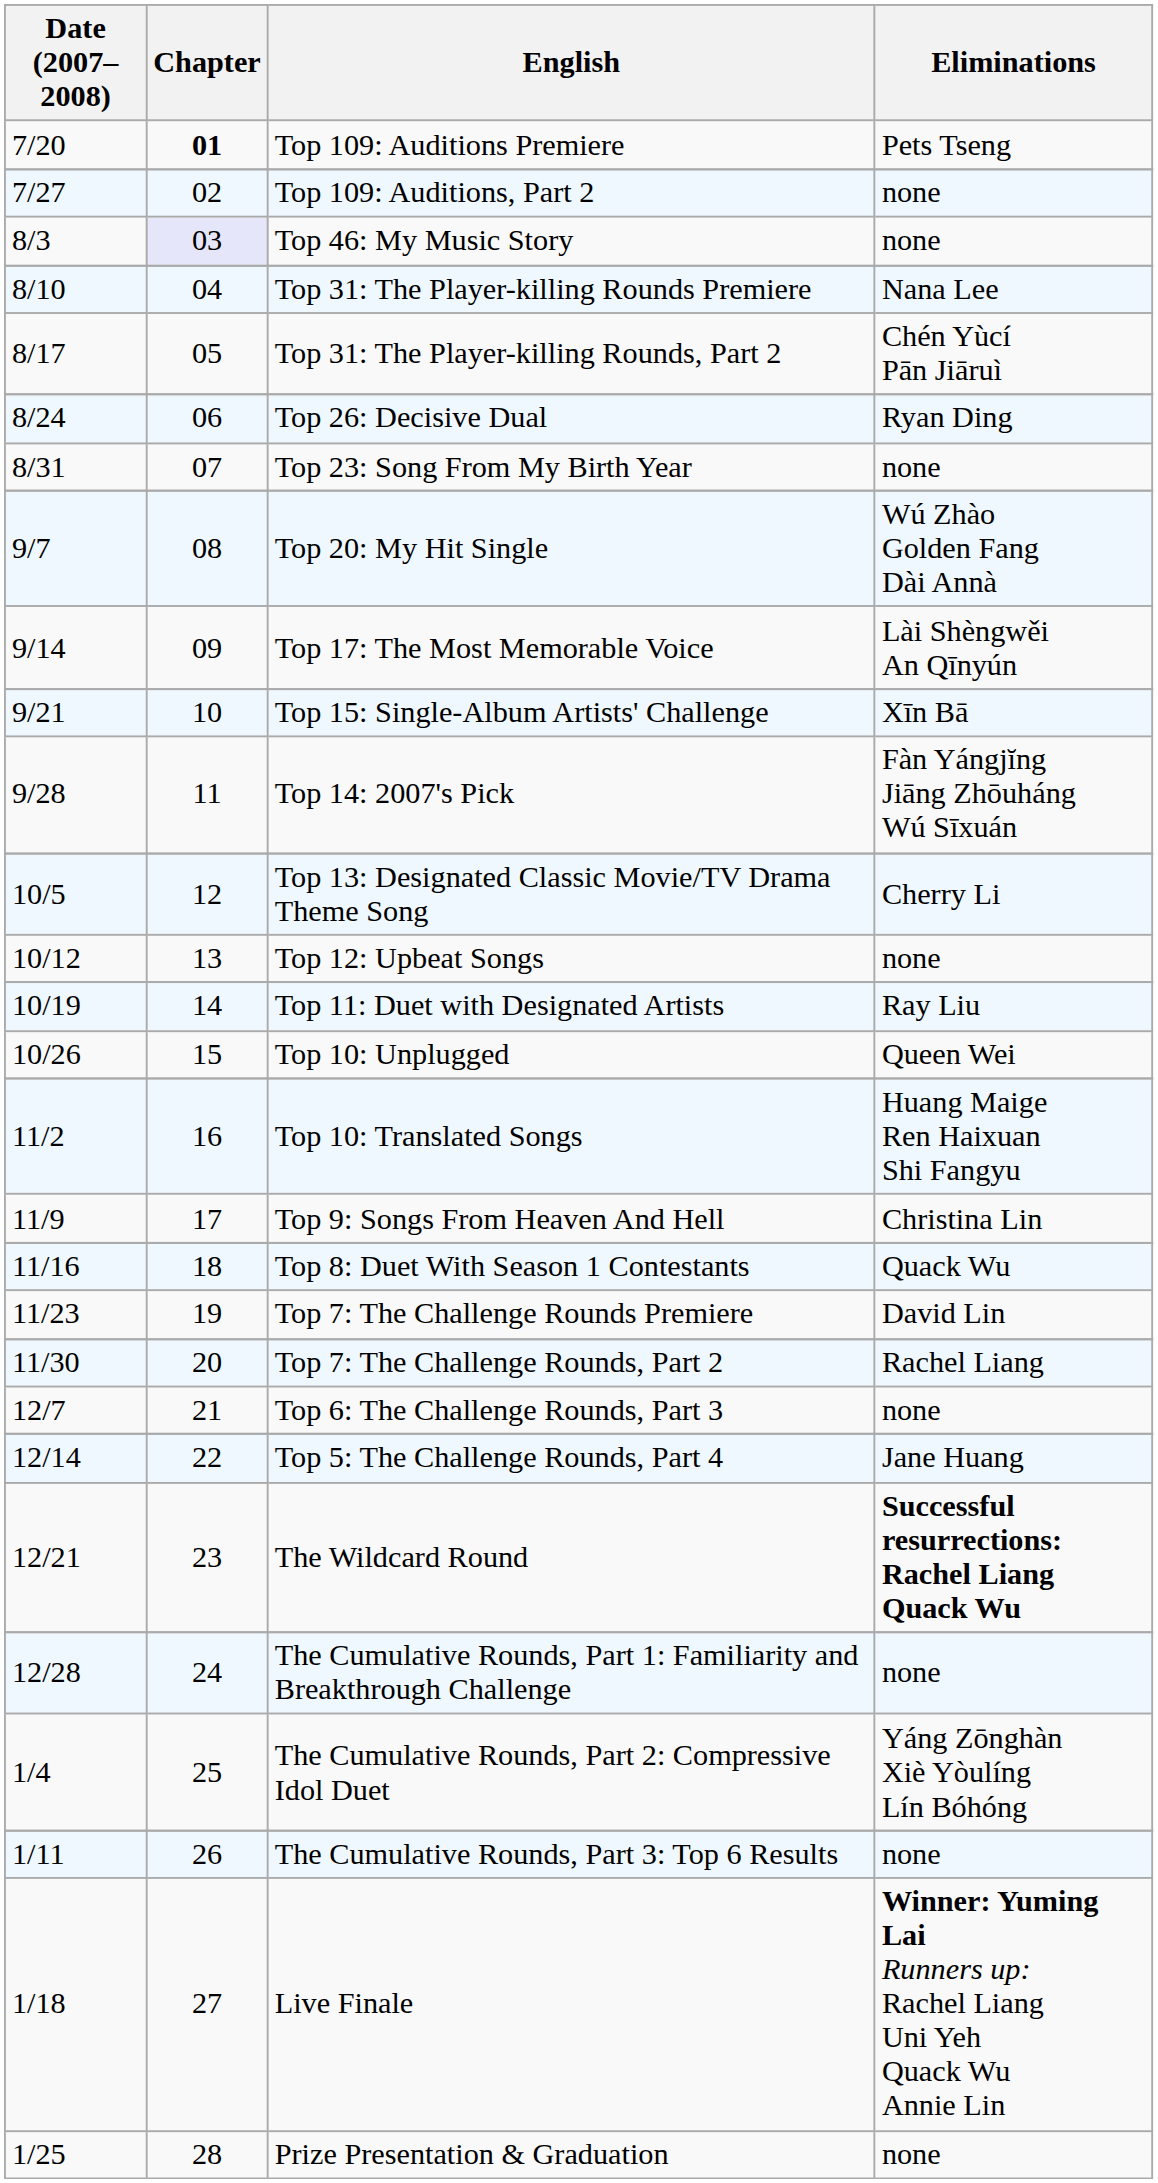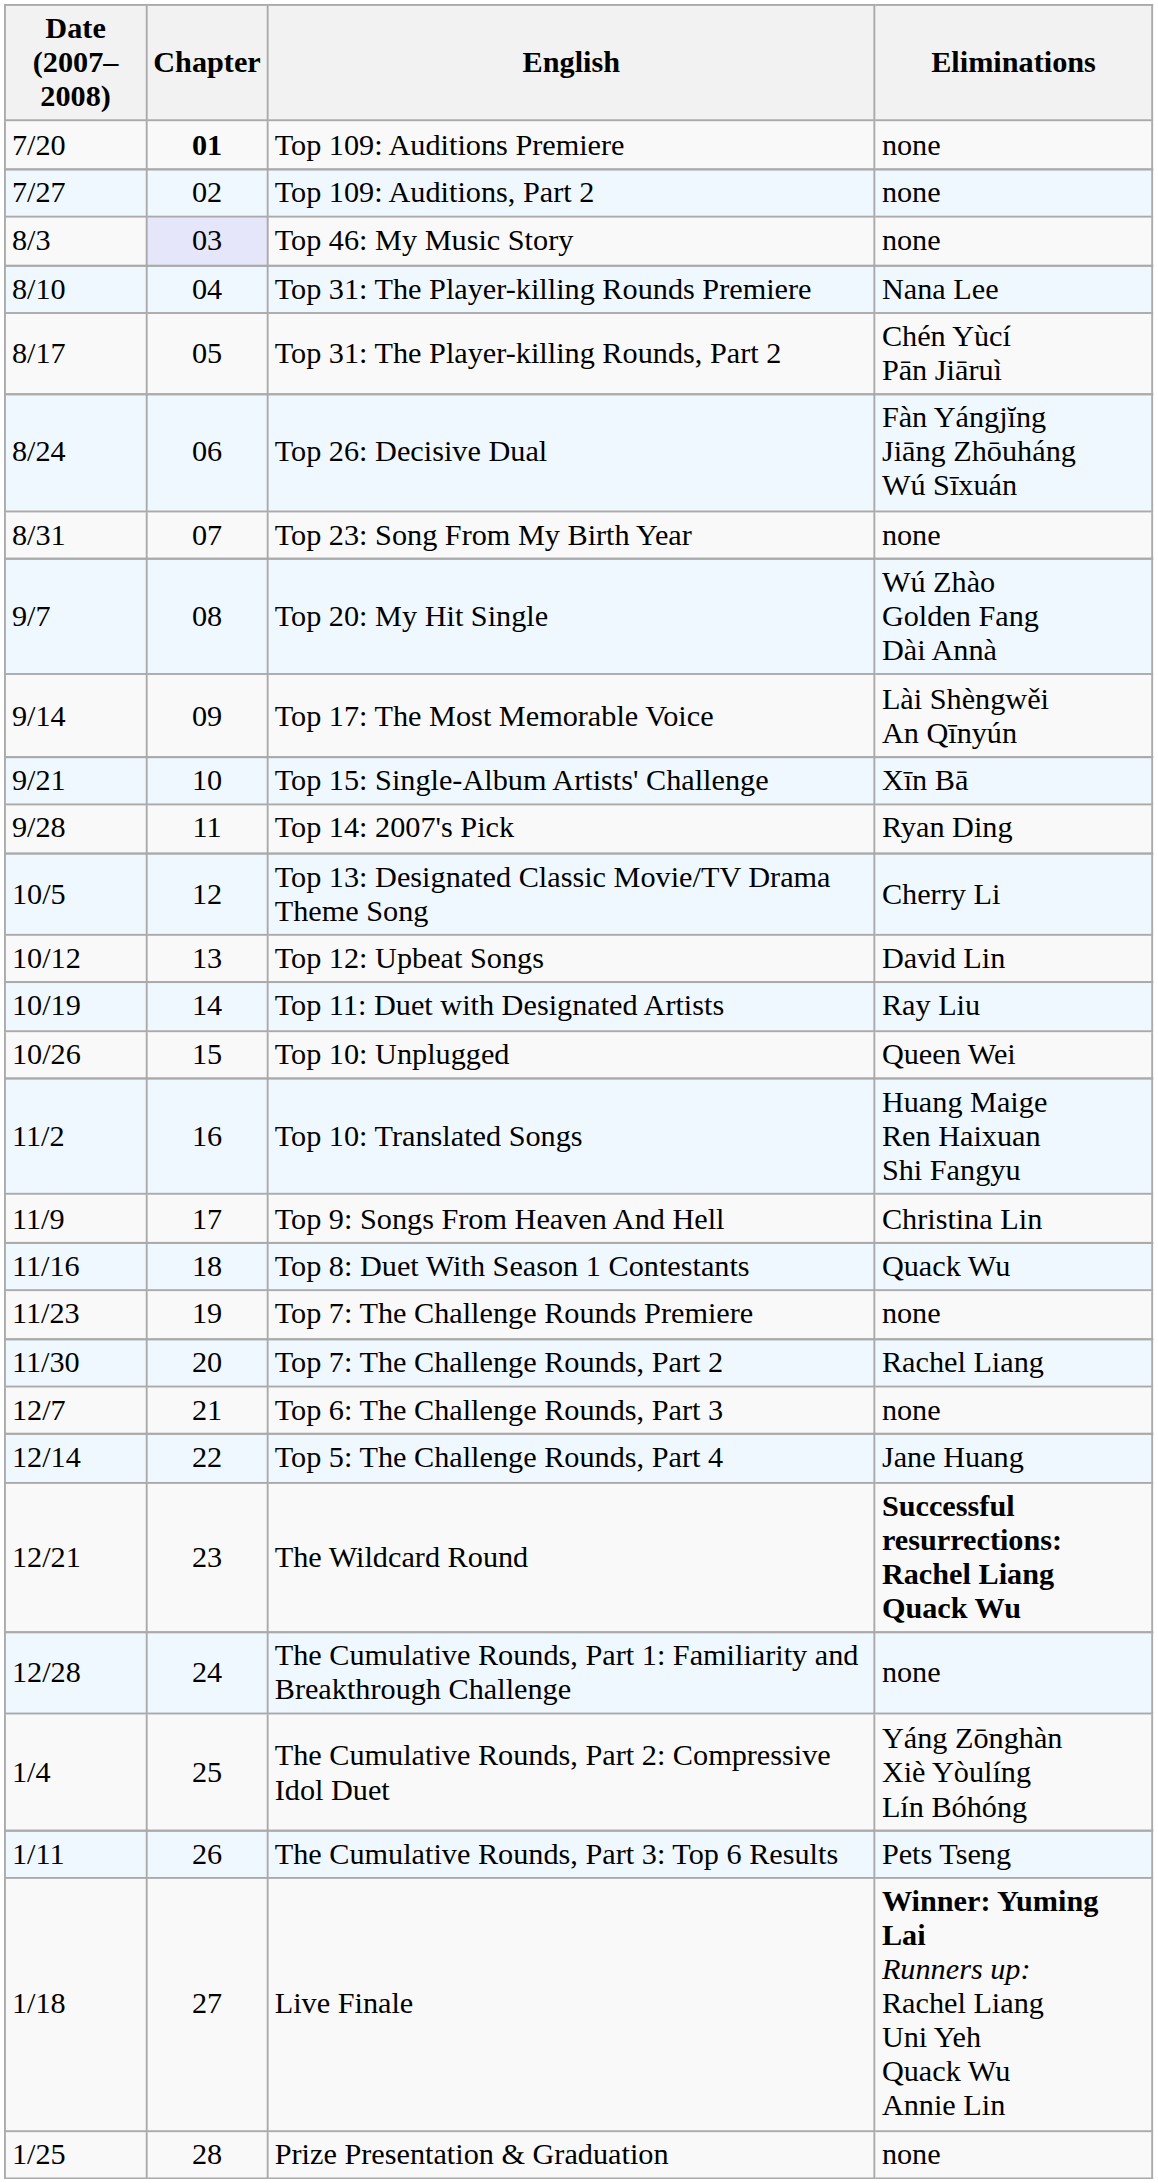(946, 144) Pets Tseng -> (911, 144) none
(947, 418) Ryan Ding -> (979, 452) Fàn Yángjĭng Jiāng Zhōuháng Wú Sīxuán
(979, 794) Fàn Yángjĭng Jiāng Zhōuháng Wú Sīxuán -> (947, 828) Ryan Ding
(911, 958) none -> (944, 958) David Lin
(944, 1313) David Lin -> (911, 1313) none
(911, 1853) none -> (946, 1853) Pets Tseng
